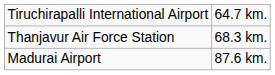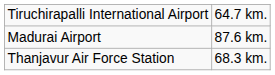rows swapped: (91, 37) <-> (54, 59)
